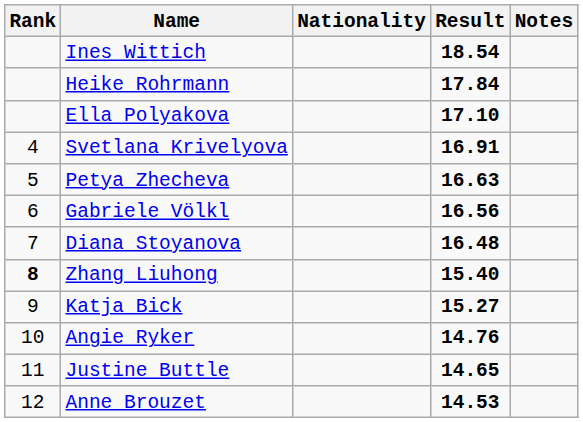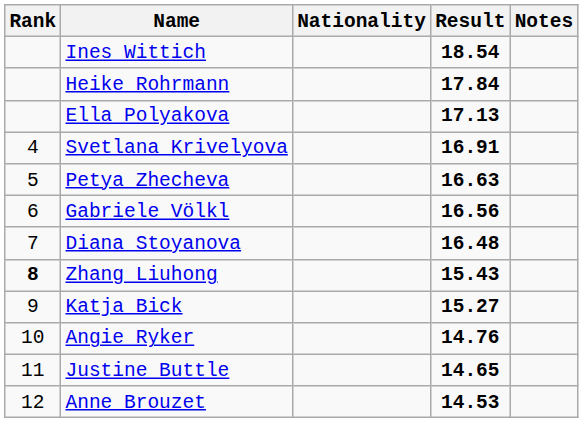(470, 116) 17.10 -> (470, 116) 17.13
(470, 275) 15.40 -> (470, 275) 15.43
